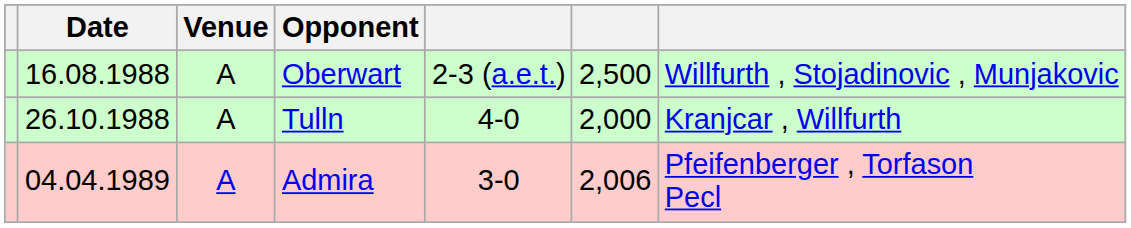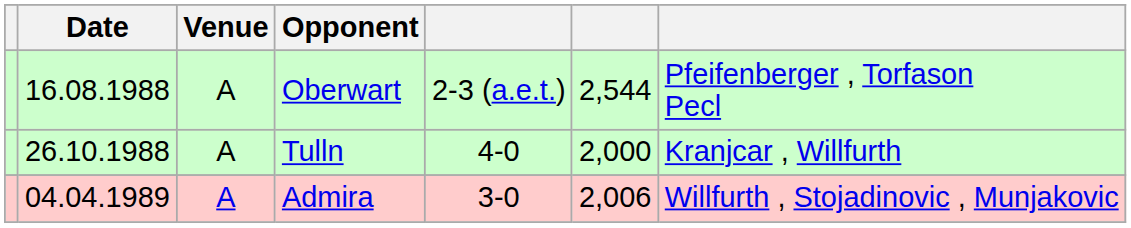(615, 73) 2,500 -> (615, 89) 2,544
(892, 73) Willfurth , Stojadinovic , Munjakovic -> (819, 89) Pfeifenberger , Torfason Pecl
(819, 181) Pfeifenberger , Torfason Pecl -> (892, 197) Willfurth , Stojadinovic , Munjakovic
